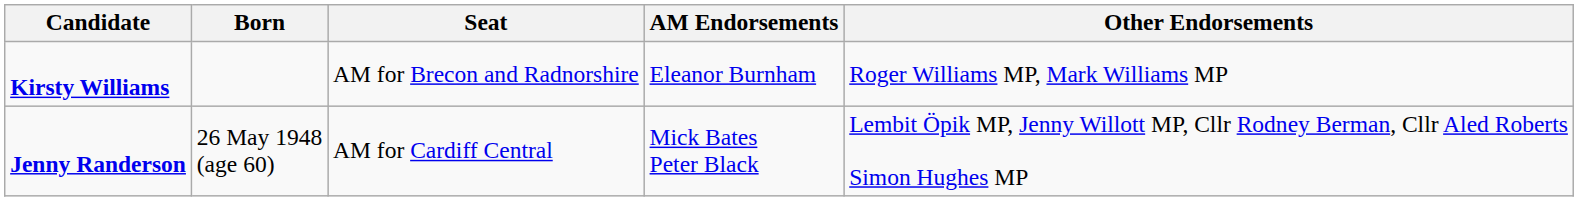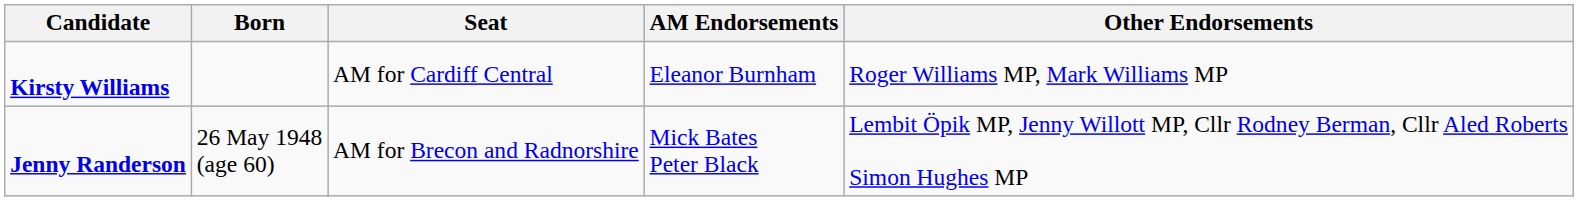(486, 73) AM for Brecon and Radnorshire -> (443, 73) AM for Cardiff Central
(443, 150) AM for Cardiff Central -> (486, 150) AM for Brecon and Radnorshire
